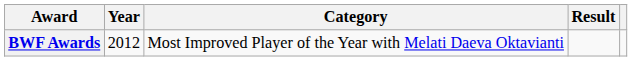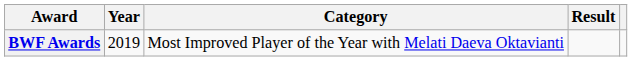(124, 42) 2012 -> (124, 42) 2019
